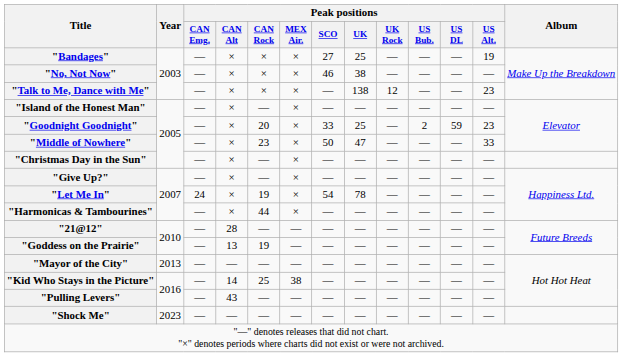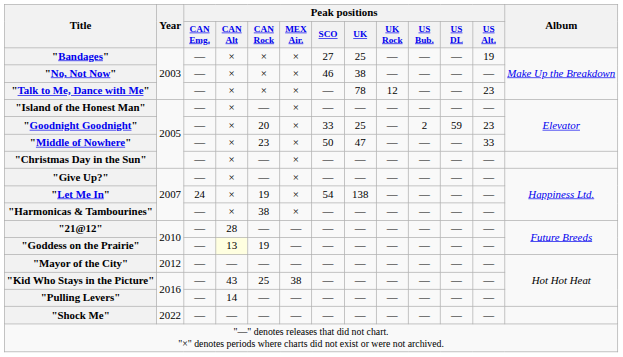(360, 91) 138 -> (360, 91) 78
(360, 194) 78 -> (360, 194) 138
(264, 211) 44 -> (264, 211) 38
(232, 246) no background -> (232, 246) lightyellow background
(170, 263) 2013 -> (170, 263) 2012
(232, 280) 14 -> (232, 280) 43
(232, 298) 43 -> (232, 298) 14
(170, 315) 2023 -> (170, 315) 2022
